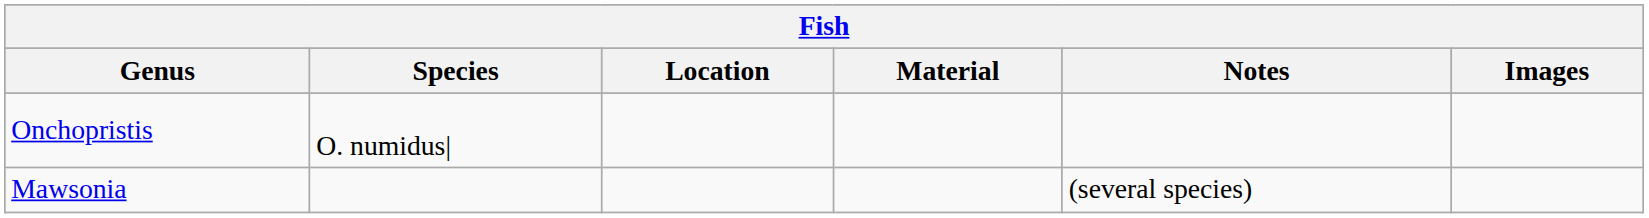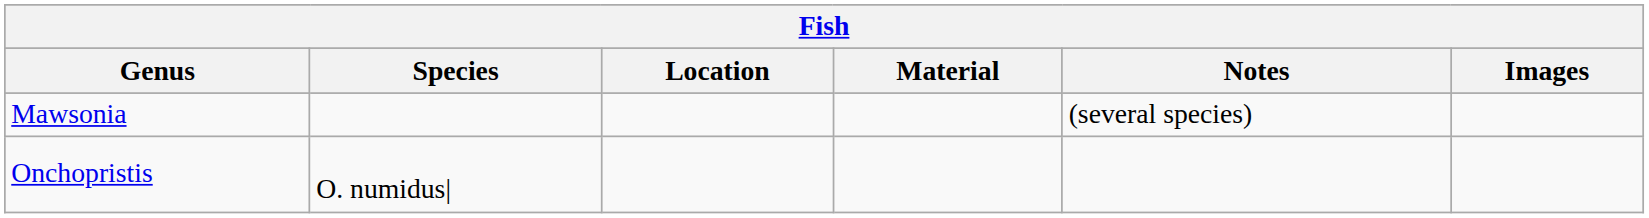rows swapped: (69, 189) <-> (82, 129)
